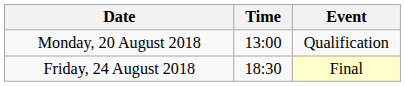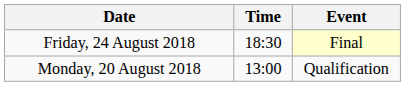rows swapped: (119, 42) <-> (119, 68)
